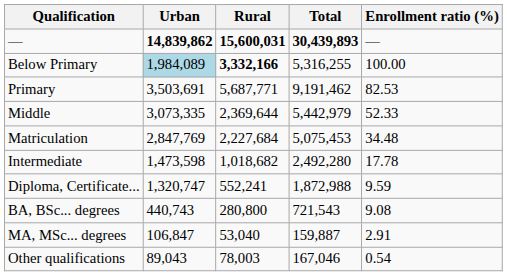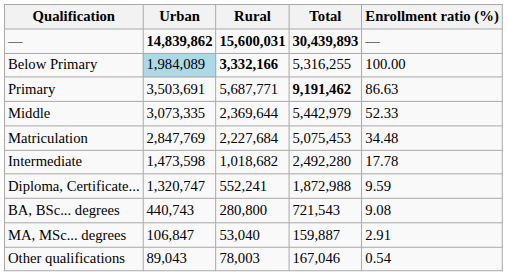(322, 89) normal -> (322, 89) bold
(382, 89) 82.53 -> (382, 89) 86.63
